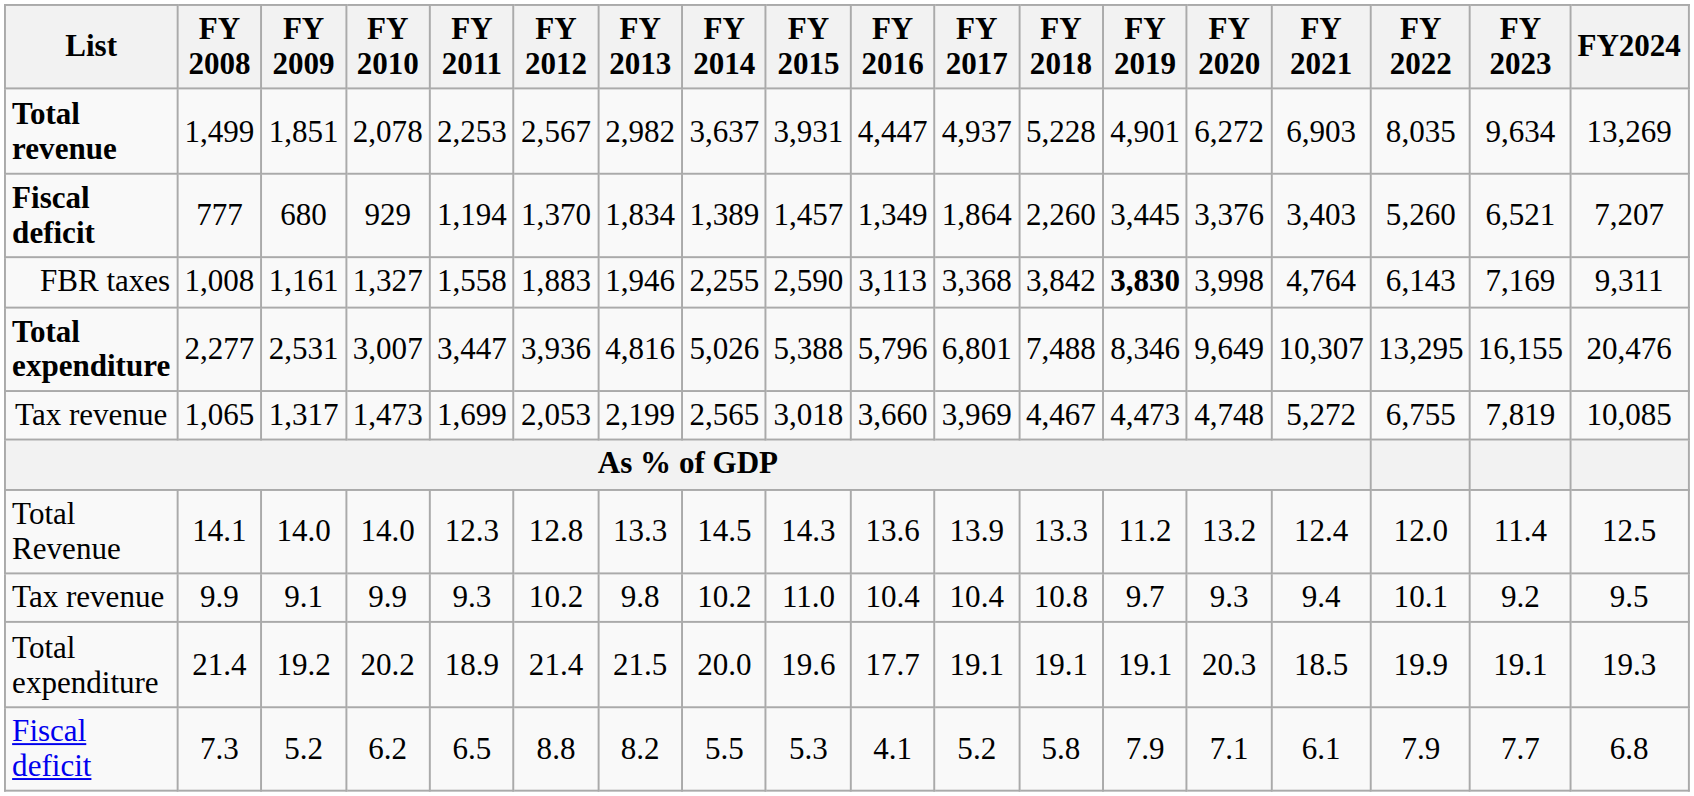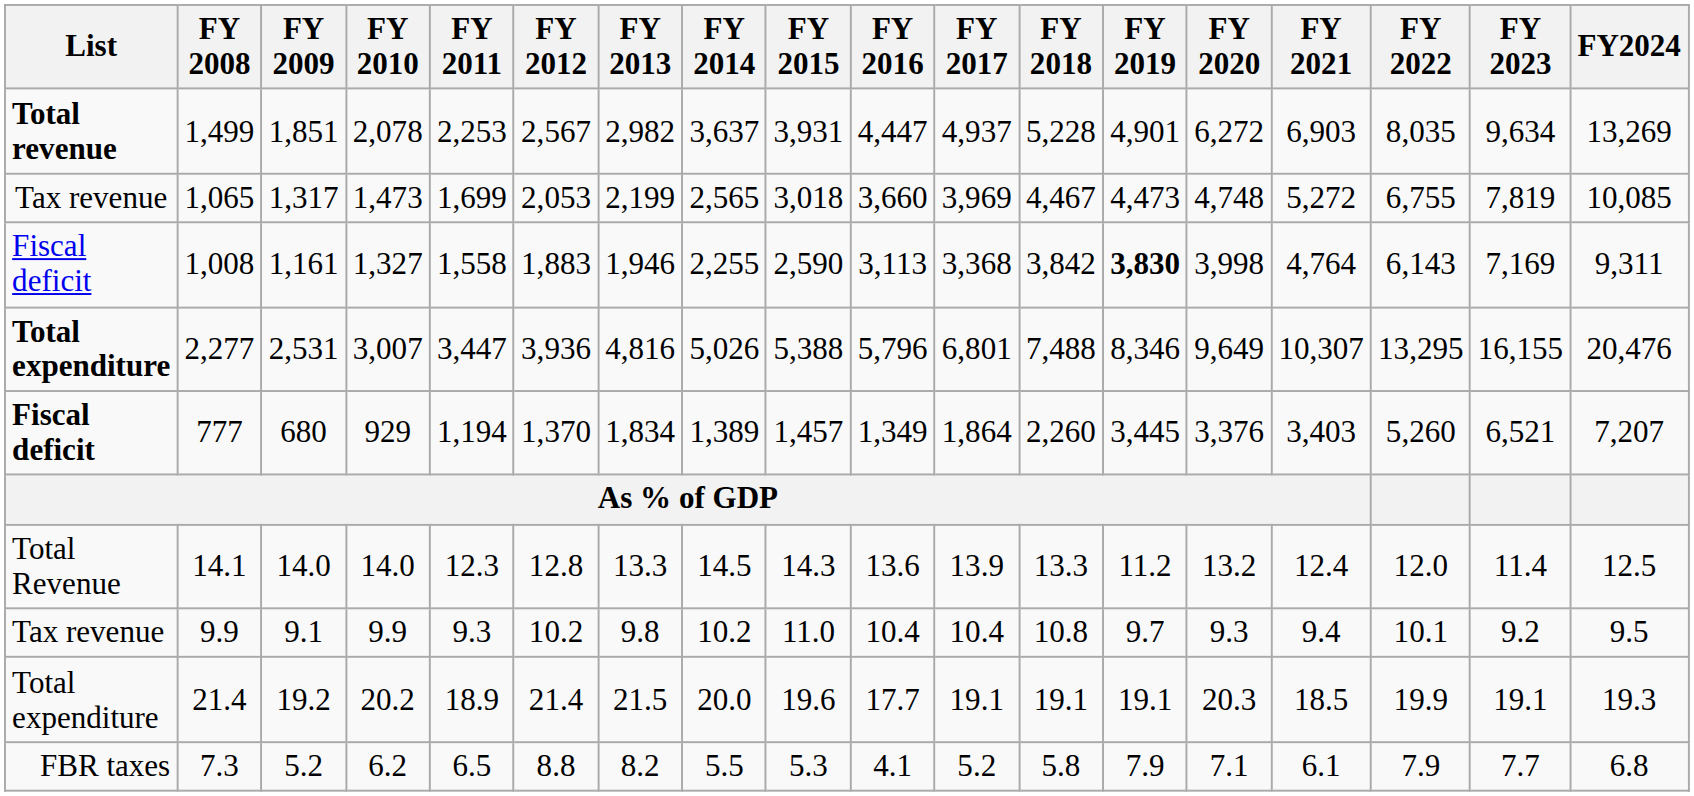rows swapped: (219, 414) <-> (219, 214)
(105, 281) FBR taxes -> (52, 264) Fiscal deficit
(52, 748) Fiscal deficit -> (105, 765) FBR taxes
